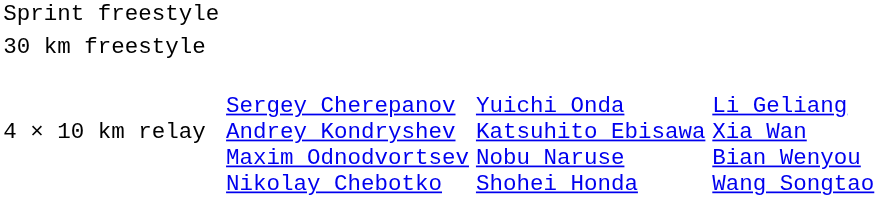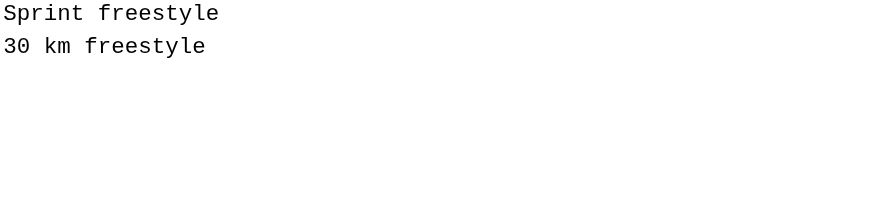- row: (104, 132)
